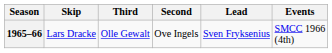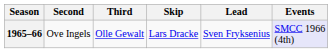columns swapped: (71, 12) <-> (176, 12)
(300, 34) no background -> (300, 34) lavender background
